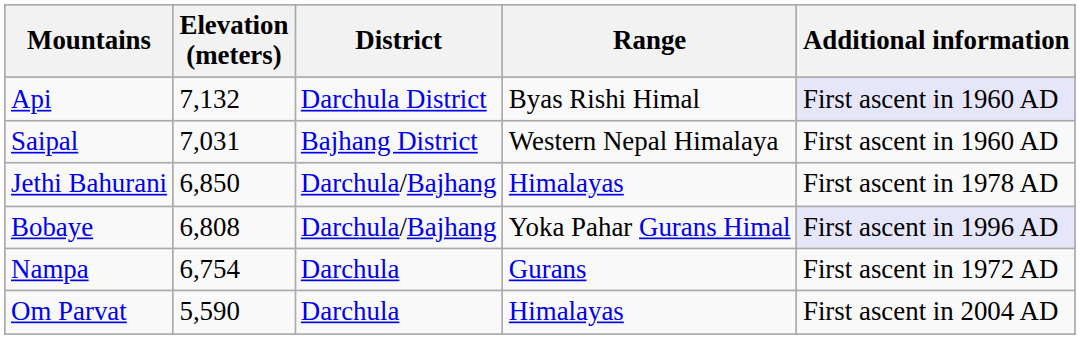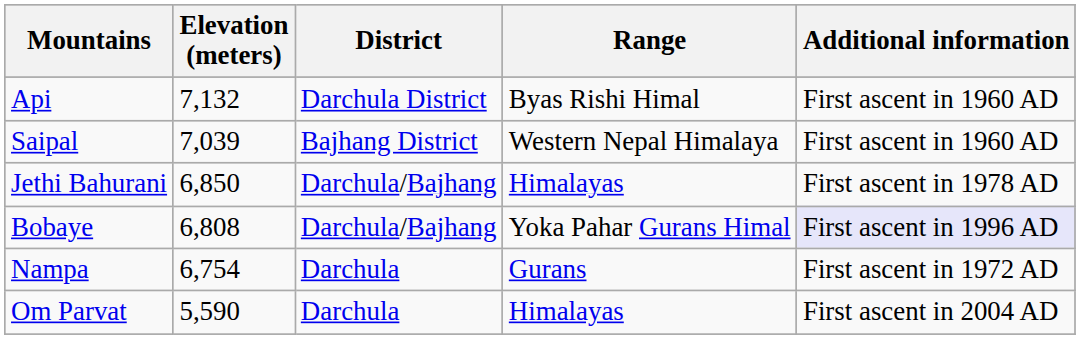(931, 98) lavender background -> (931, 98) no background
(210, 141) 7,031 -> (210, 141) 7,039
